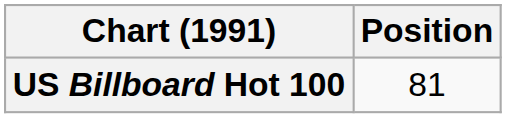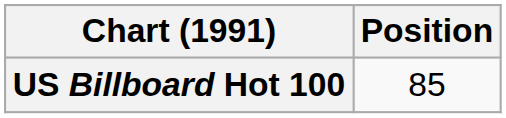(427, 84) 81 -> (427, 84) 85
